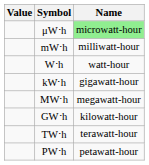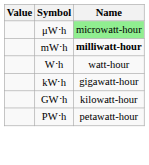(109, 47) normal -> (109, 47) bold
- row: (54, 99)
- row: (54, 134)
